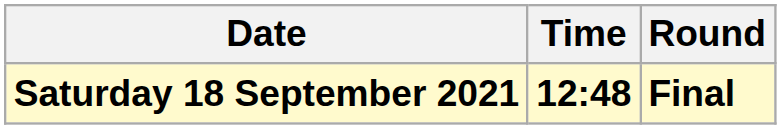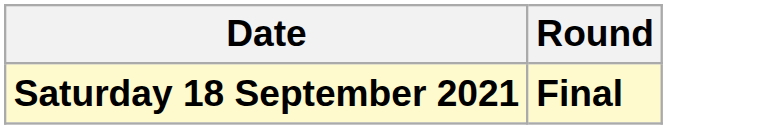- column: (584, 33)
